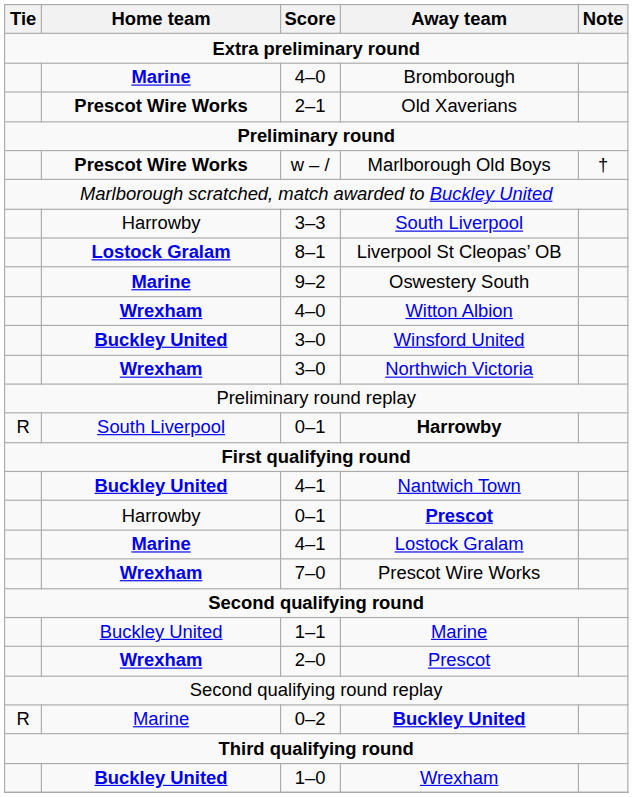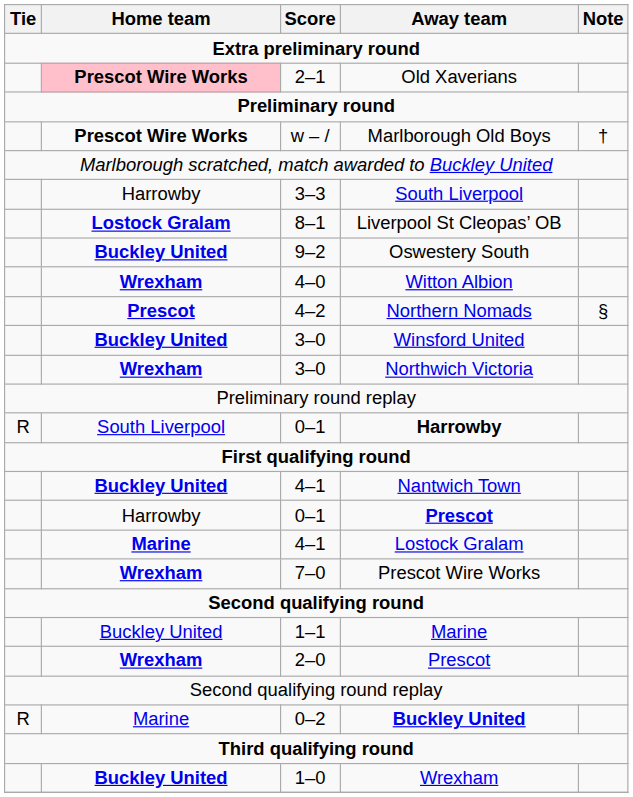- row: (310, 77)
(161, 106) no background -> (161, 77) pink background
(161, 281) Marine -> (161, 252) Buckley United
+ row: (310, 310)
